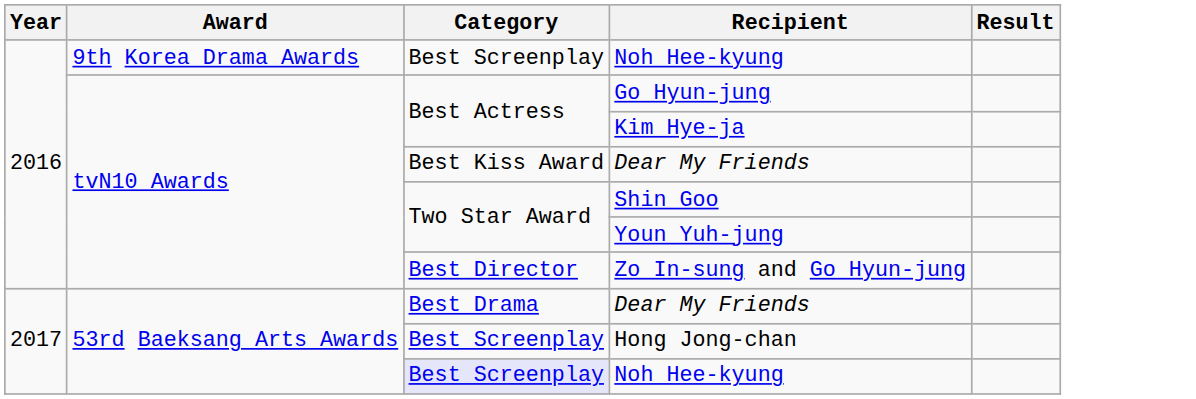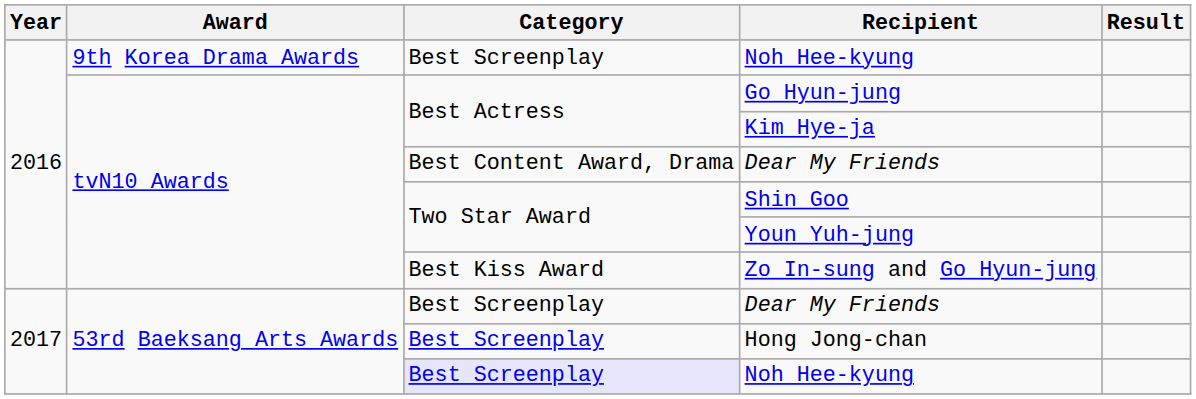(506, 164) Best Kiss Award -> (571, 164) Best Content Award, Drama
(493, 270) Best Director -> (506, 270) Best Kiss Award
(474, 306) Best Drama -> (506, 306) Best Screenplay
